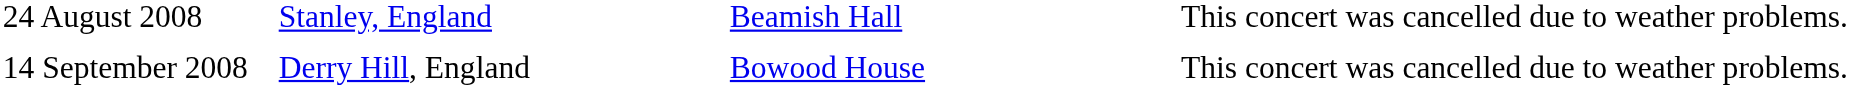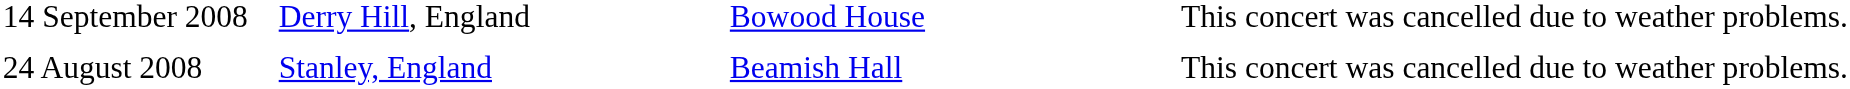rows swapped: (103, 16) <-> (125, 67)
